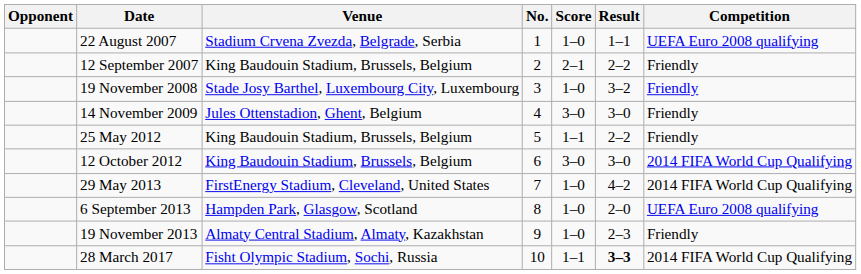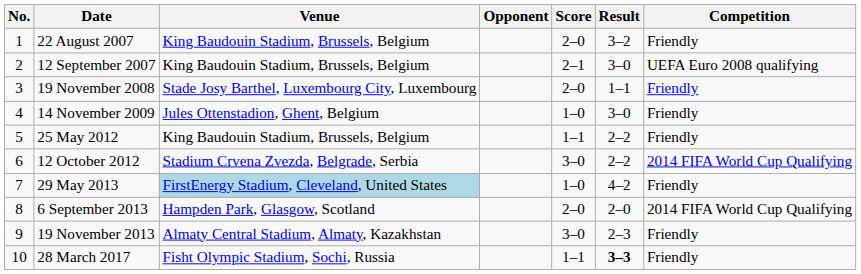columns swapped: (537, 16) <-> (41, 16)
(333, 40) Stadium Crvena Zvezda, Belgrade, Serbia -> (296, 40) King Baudouin Stadium, Brussels, Belgium
(573, 40) 1–0 -> (573, 40) 2–0
(619, 40) 1–1 -> (619, 40) 3–2
(733, 40) UEFA Euro 2008 qualifying -> (673, 40) Friendly
(619, 64) 2–2 -> (619, 64) 3–0
(673, 64) Friendly -> (733, 64) UEFA Euro 2008 qualifying
(573, 88) 1–0 -> (573, 88) 2–0
(619, 88) 3–2 -> (619, 88) 1–1
(573, 112) 3–0 -> (573, 112) 1–0
(339, 161) King Baudouin Stadium, Brussels, Belgium -> (290, 161) Stadium Crvena Zvezda, Belgrade, Serbia
(619, 161) 3–0 -> (619, 161) 2–2
(347, 185) no background -> (305, 185) lightblue background
(749, 185) 2014 FIFA World Cup Qualifying -> (673, 185) Friendly
(573, 209) 1–0 -> (573, 209) 2–0
(733, 209) UEFA Euro 2008 qualifying -> (749, 209) 2014 FIFA World Cup Qualifying
(573, 233) 1–0 -> (573, 233) 3–0
(749, 257) 2014 FIFA World Cup Qualifying -> (673, 257) Friendly
